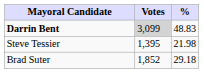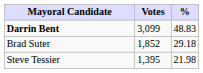(149, 28) lightgrey background -> (149, 28) no background
rows swapped: (28, 60) <-> (33, 44)
